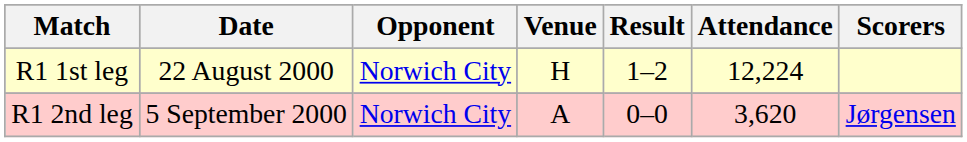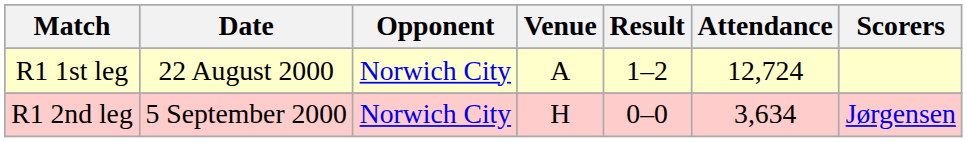(560, 70) H -> (560, 70) A
(765, 70) 12,224 -> (765, 70) 12,724
(560, 114) A -> (560, 114) H
(765, 114) 3,620 -> (765, 114) 3,634
